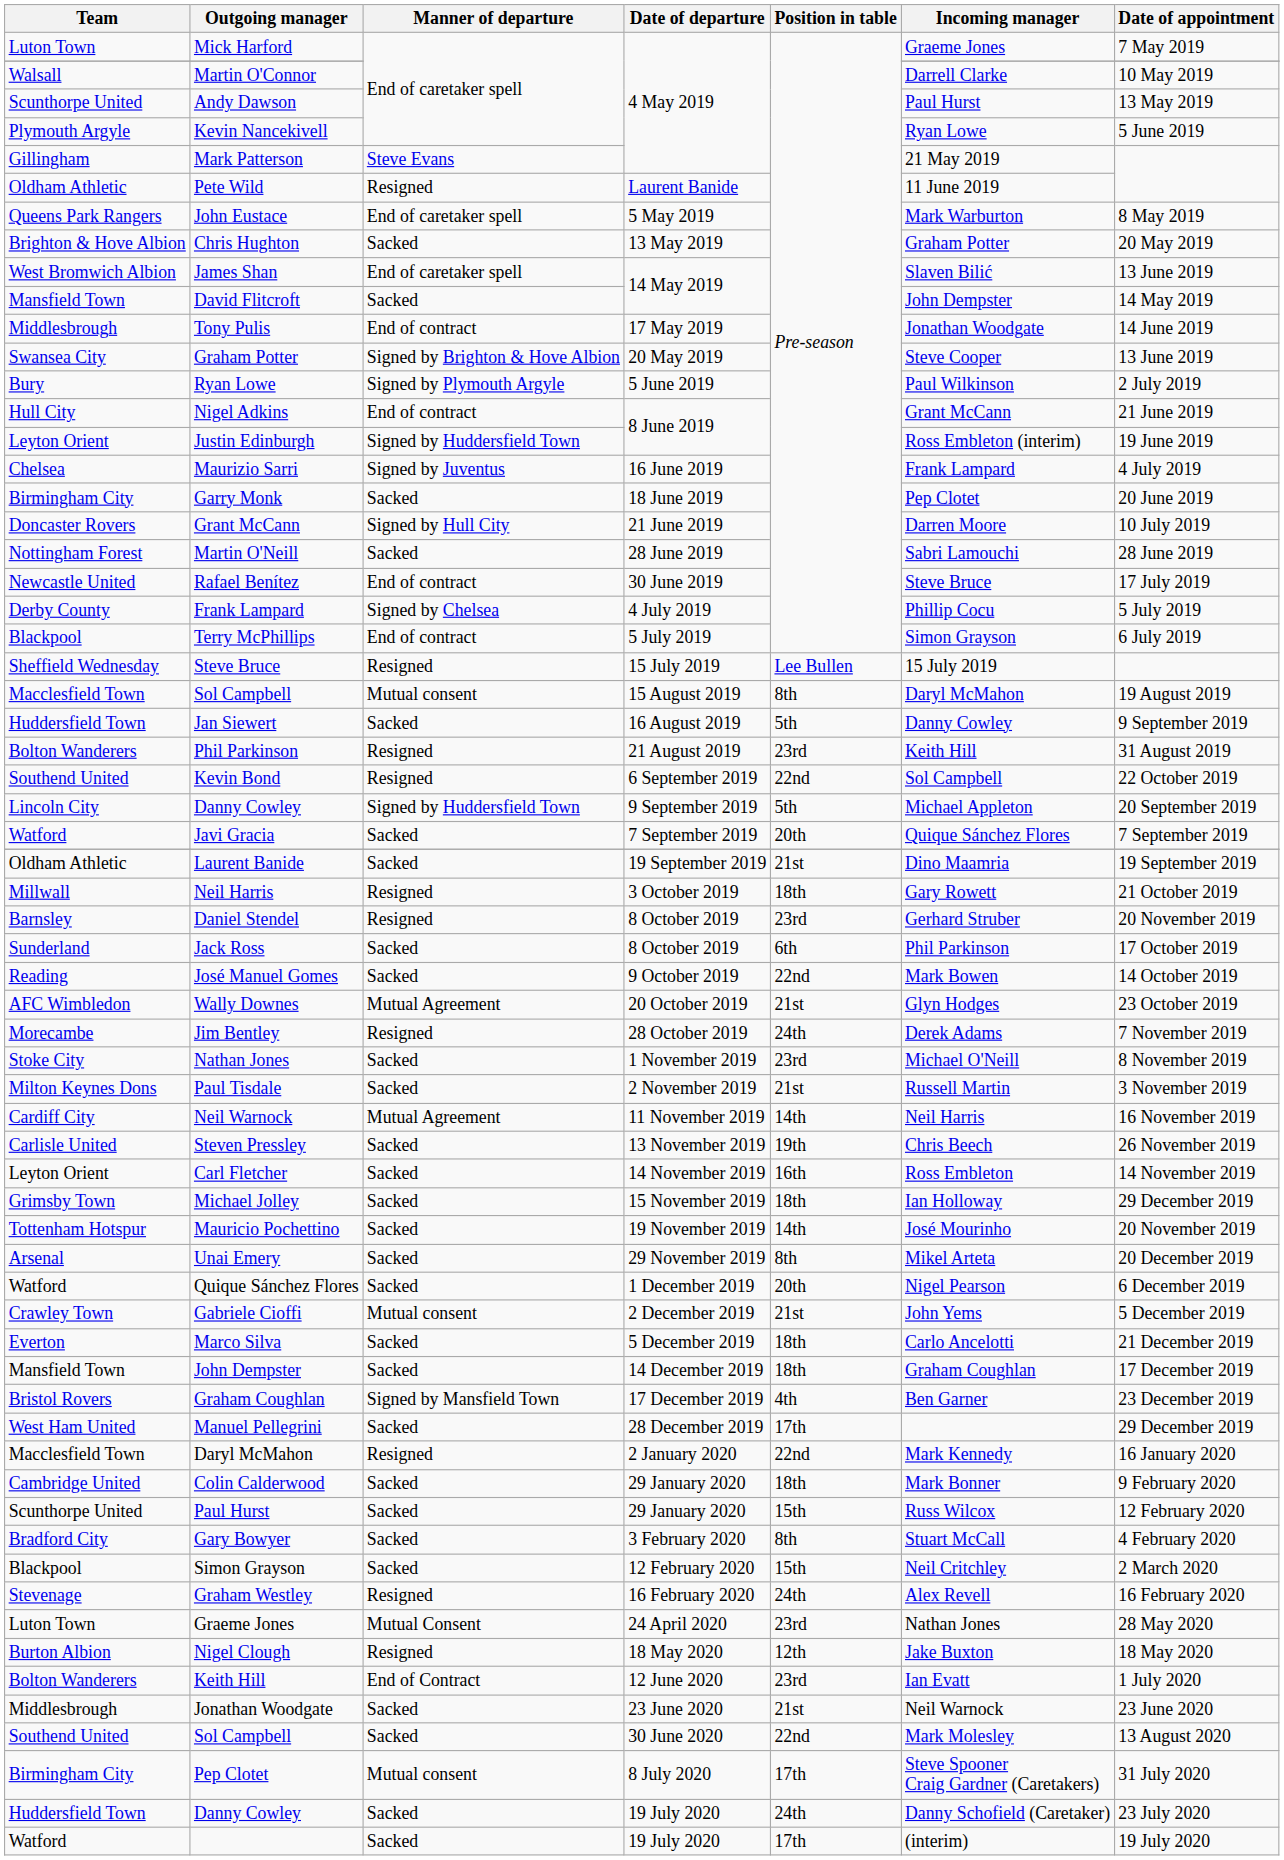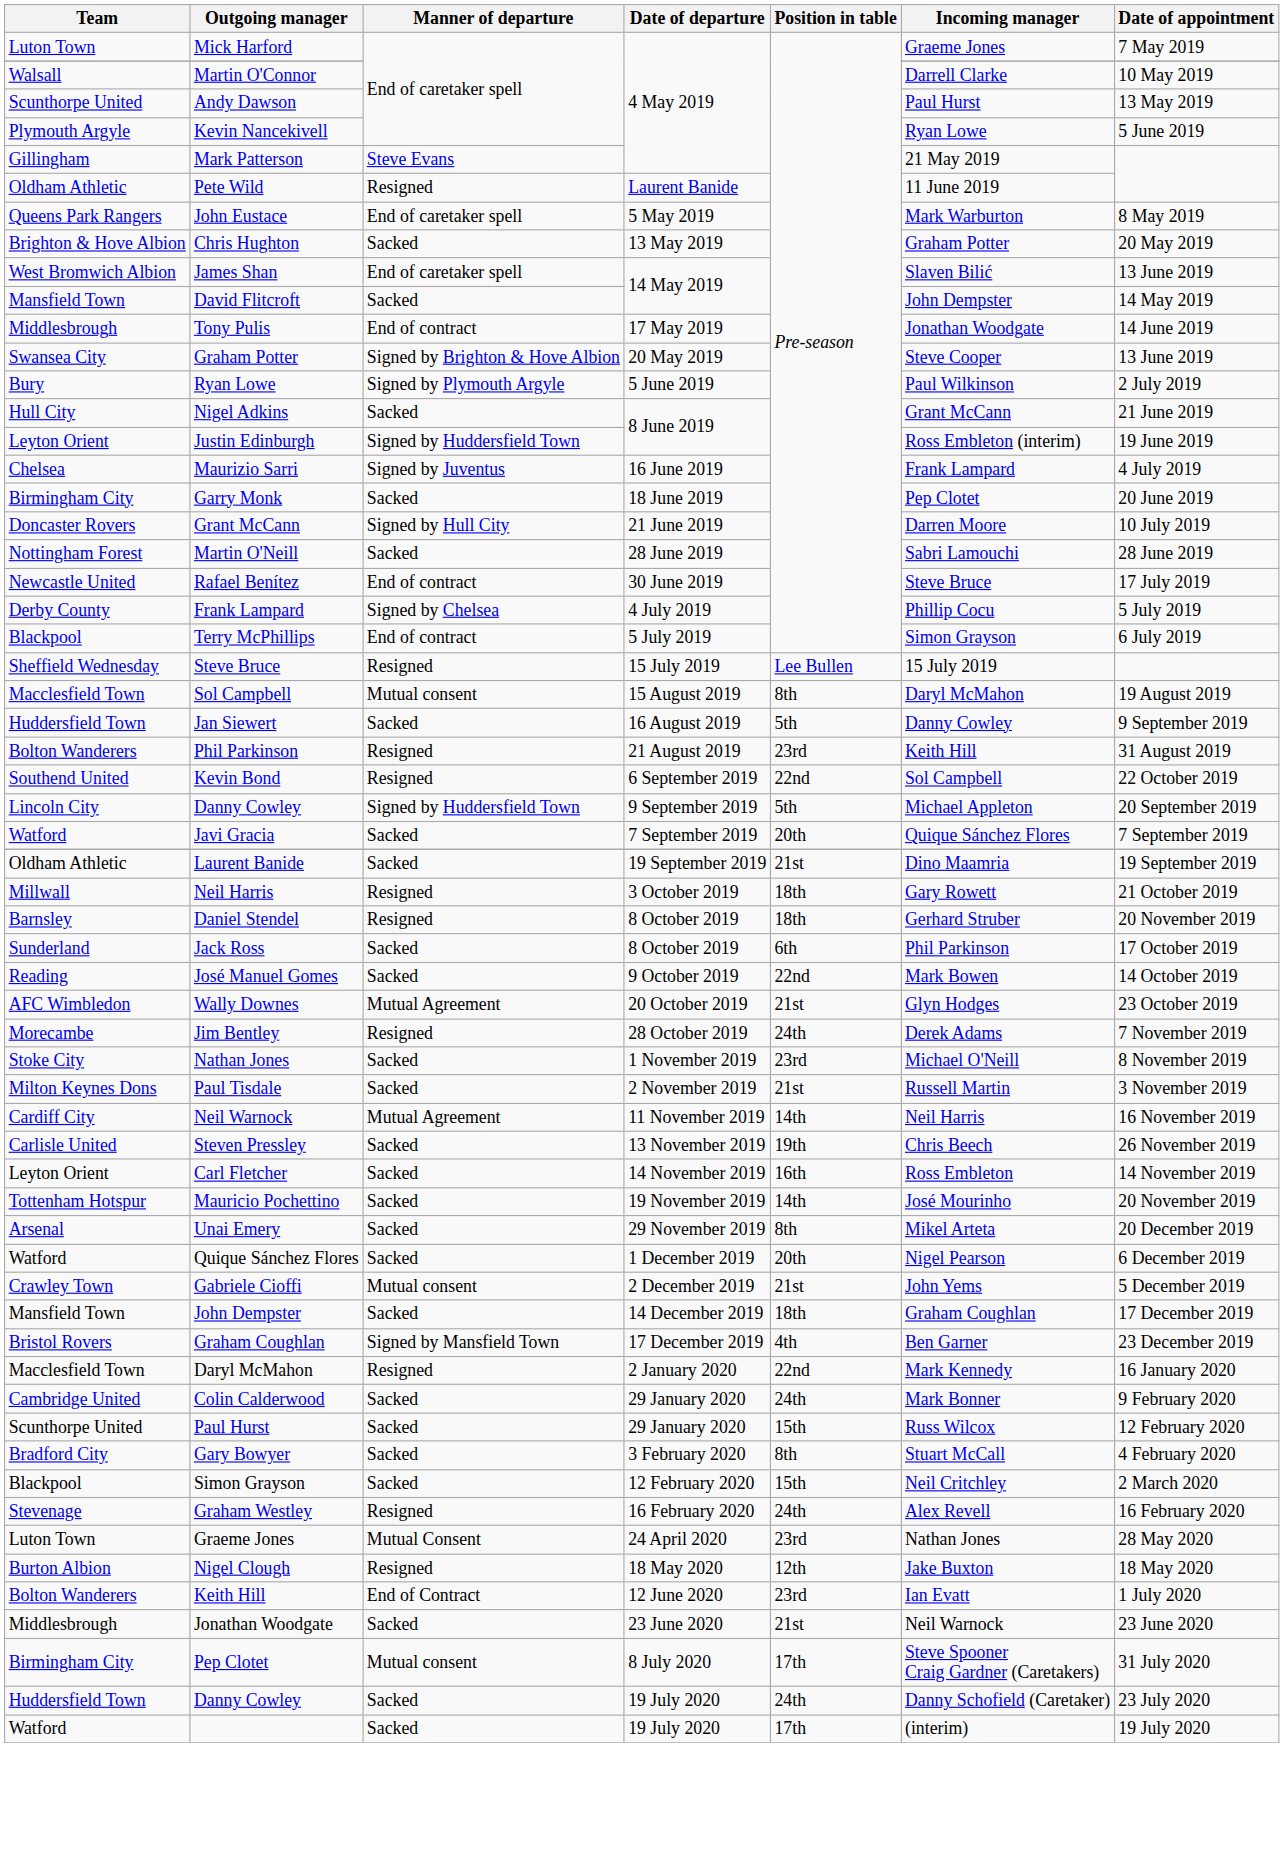(422, 412) End of contract -> (393, 412) Sacked
(791, 919) 23rd -> (790, 919) 18th
- row: (246, 1201)
- row: (238, 1342)
- row: (258, 1426)
(790, 1483) 18th -> (790, 1398) 24th
- row: (243, 1736)
